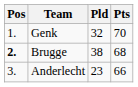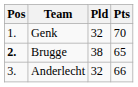(120, 52) 68 -> (120, 52) 65
(97, 71) 23 -> (97, 71) 32
